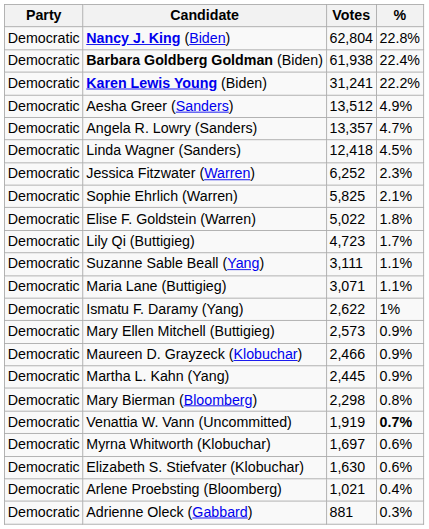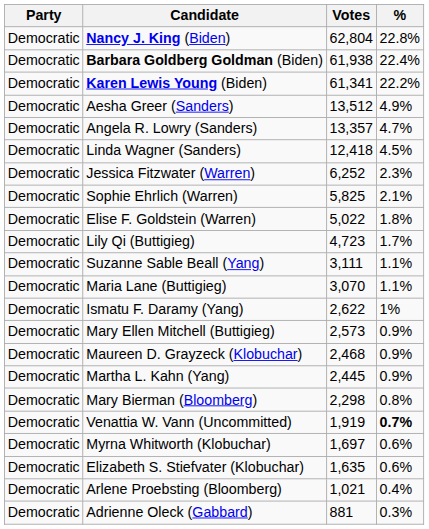(351, 83) 31,241 -> (351, 83) 61,341
(347, 286) 3,071 -> (347, 286) 3,070
(347, 354) 2,466 -> (347, 354) 2,468
(347, 467) 1,630 -> (347, 467) 1,635
